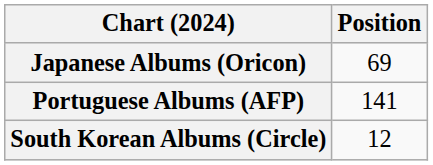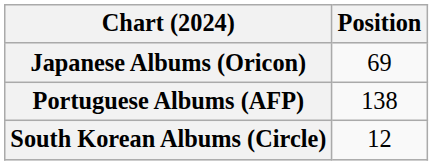(379, 100) 141 -> (379, 100) 138
